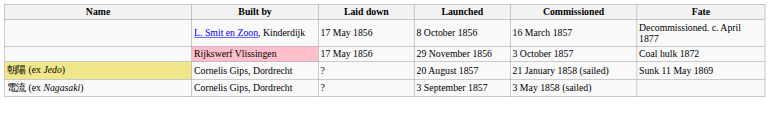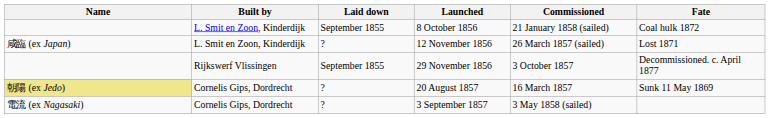(347, 33) 17 May 1856 -> (352, 27) September 1855
(542, 33) 16 March 1857 -> (561, 27) 21 January 1858 (sailed)
(690, 33) Decommissioned. c. April 1877 -> (669, 27) Coal hulk 1872
+ row: (454, 44)
(235, 54) pink background -> (235, 65) no background
(347, 54) 17 May 1856 -> (352, 65) September 1855
(669, 54) Coal hulk 1872 -> (690, 65) Decommissioned. c. April 1877
(561, 70) 21 January 1858 (sailed) -> (542, 87) 16 March 1857
